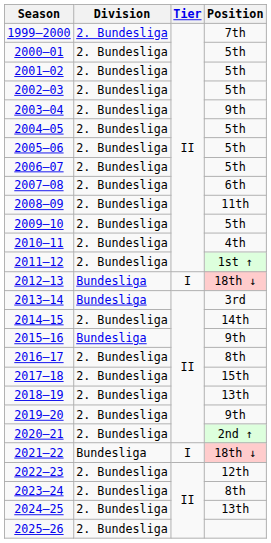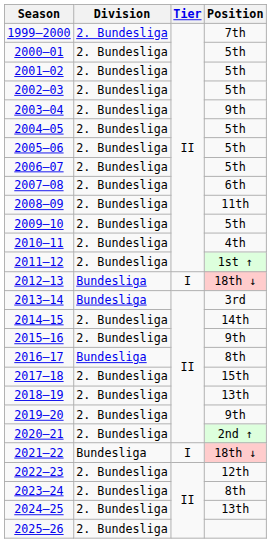(111, 338) Bundesliga -> (122, 338) 2. Bundesliga
(122, 357) 2. Bundesliga -> (111, 357) Bundesliga
